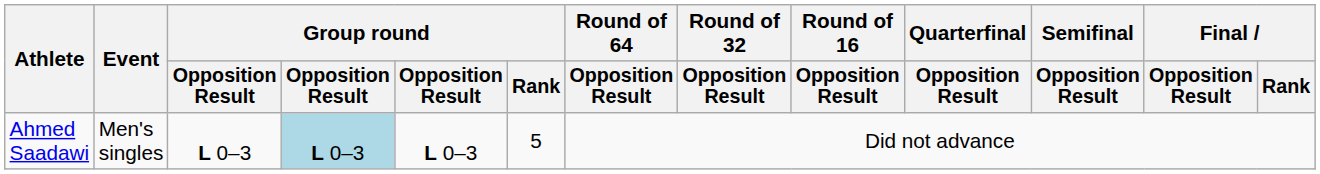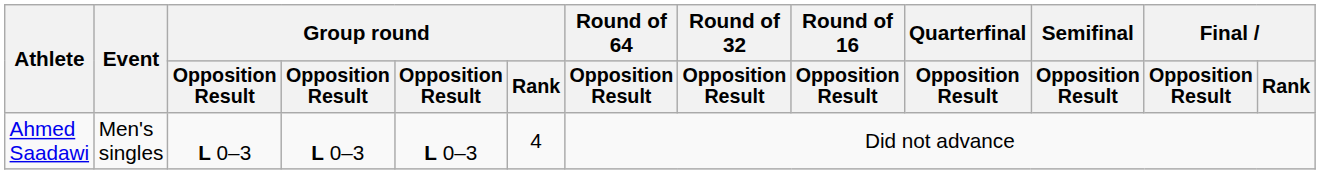(338, 153) lightblue background -> (338, 153) no background
(536, 141) 5 -> (536, 141) 4
